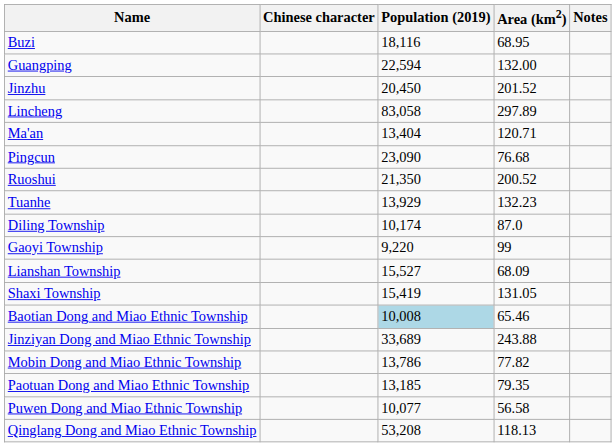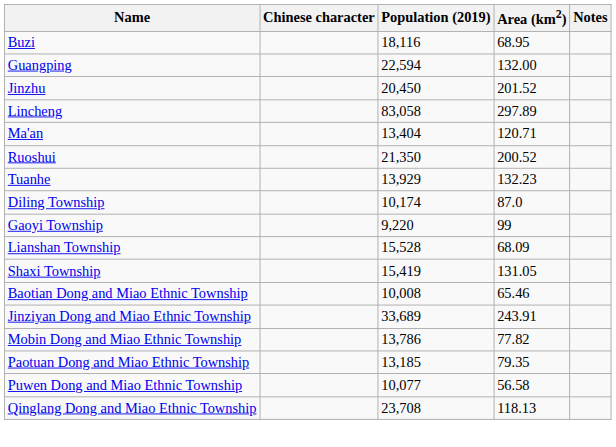- row: (31, 156)
(401, 271) 15,527 -> (401, 248) 15,528
(401, 316) lightblue background -> (401, 293) no background
(517, 339) 243.88 -> (517, 316) 243.91
(401, 430) 53,208 -> (401, 408) 23,708
